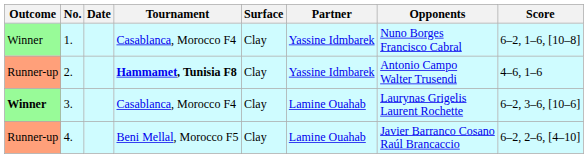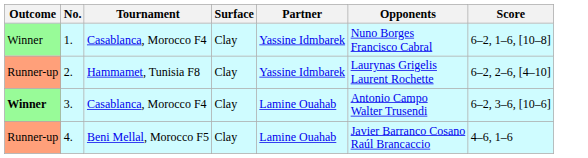- column: (99, 14)
(177, 72) bold -> (143, 72) normal
(419, 72) Antonio Campo Walter Trusendi -> (394, 72) Laurynas Grigelis Laurent Rochette
(521, 72) 4–6, 1–6 -> (511, 72) 6–2, 2–6, [4–10]
(423, 104) Laurynas Grigelis Laurent Rochette -> (389, 104) Antonio Campo Walter Trusendi
(540, 137) 6–2, 2–6, [4–10] -> (492, 137) 4–6, 1–6
